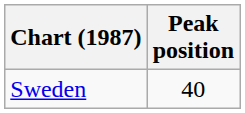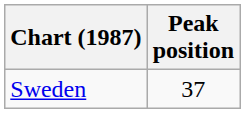(193, 88) 40 -> (193, 88) 37
